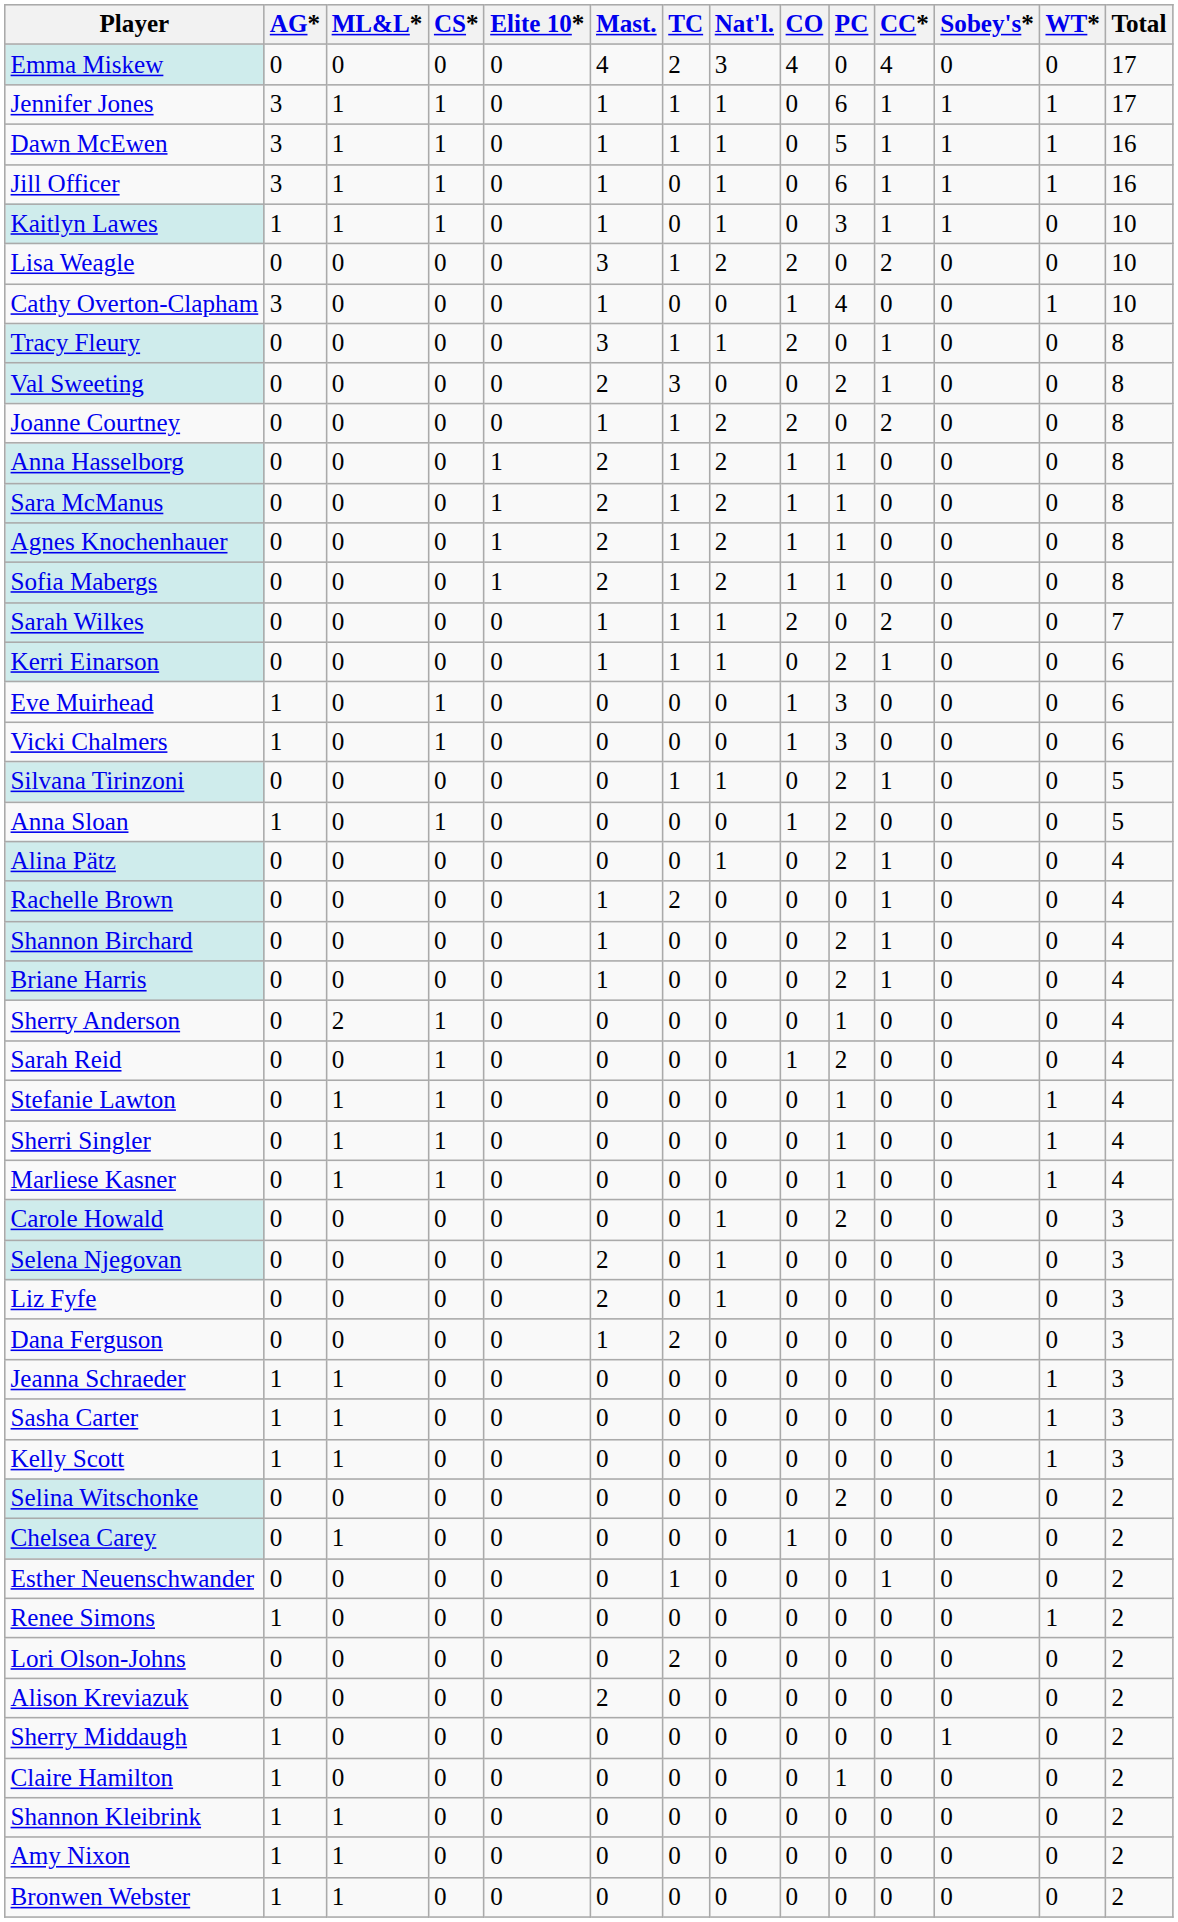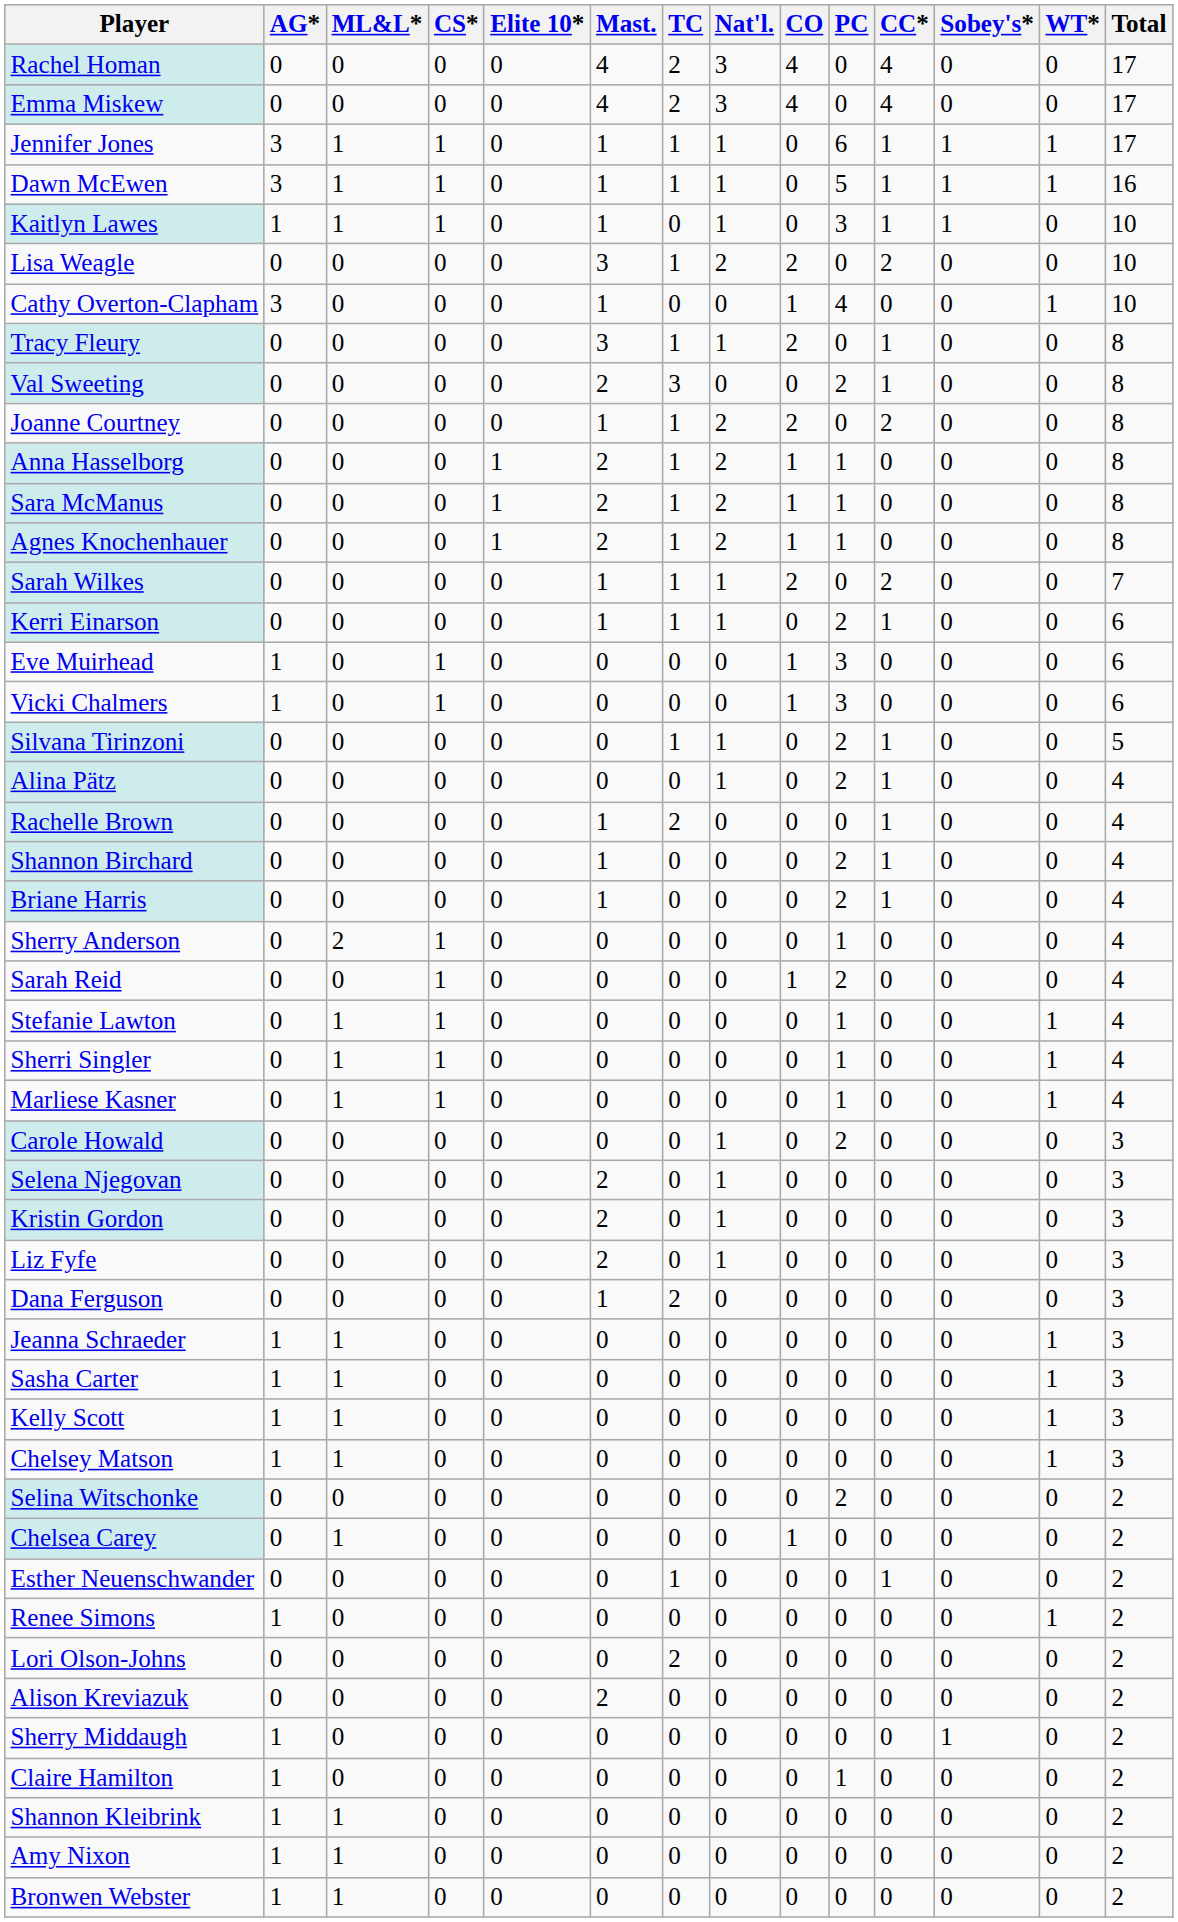+ row: (86, 64)
- row: (65, 183)
- row: (84, 582)
- row: (70, 821)
+ row: (87, 1219)
+ row: (92, 1458)
